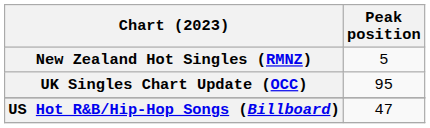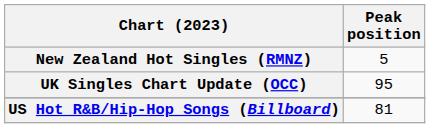(384, 110) 47 -> (384, 110) 81
